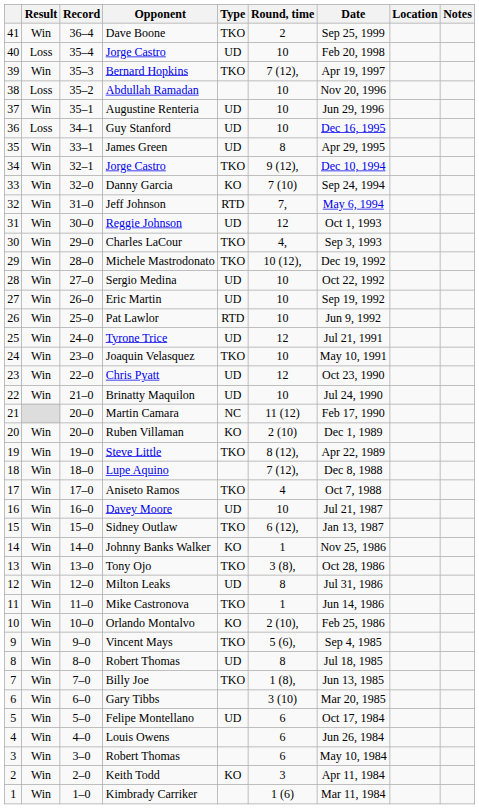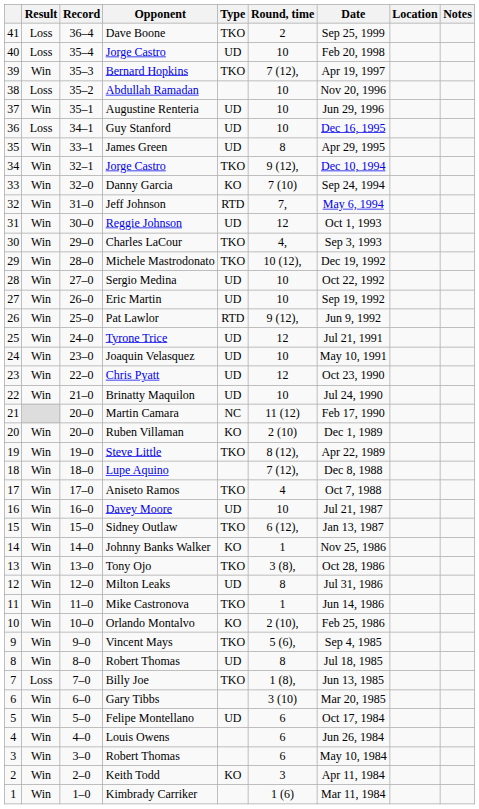(41, 33) Win -> (41, 33) Loss
(283, 318) 10 -> (283, 318) 9 (12),
(233, 356) TKO -> (233, 356) UD
(41, 680) Win -> (41, 680) Loss
